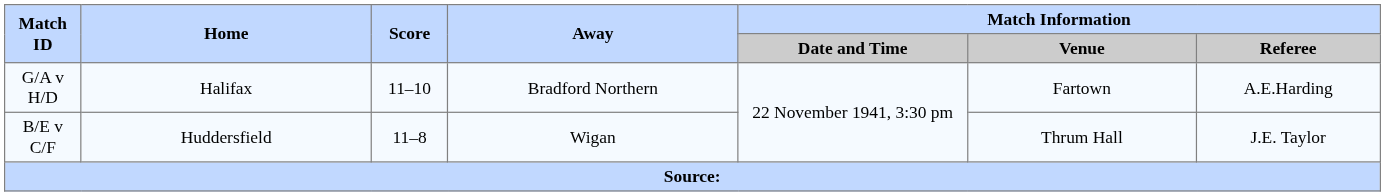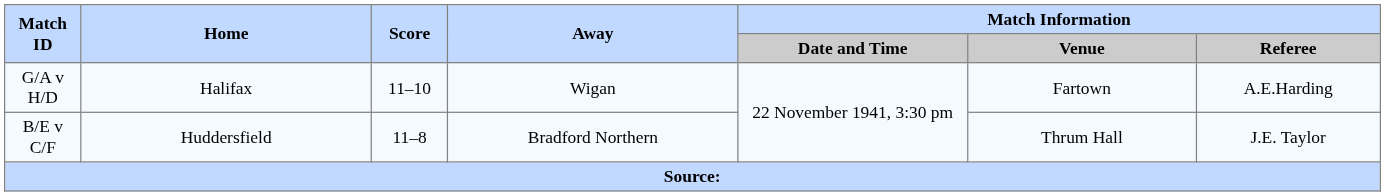(593, 87) Bradford Northern -> (593, 87) Wigan
(593, 136) Wigan -> (593, 136) Bradford Northern
